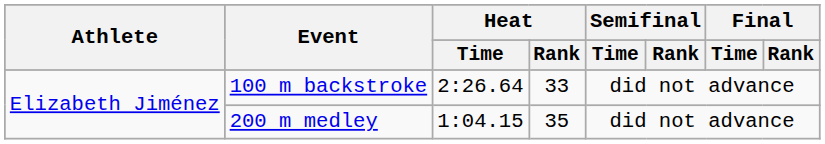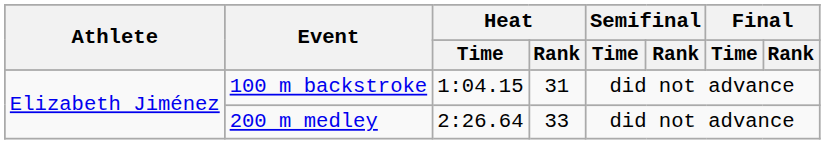(480, 87) 2:26.64 -> (480, 87) 1:04.15
(557, 87) 33 -> (557, 87) 31
(480, 122) 1:04.15 -> (480, 122) 2:26.64
(557, 122) 35 -> (557, 122) 33
